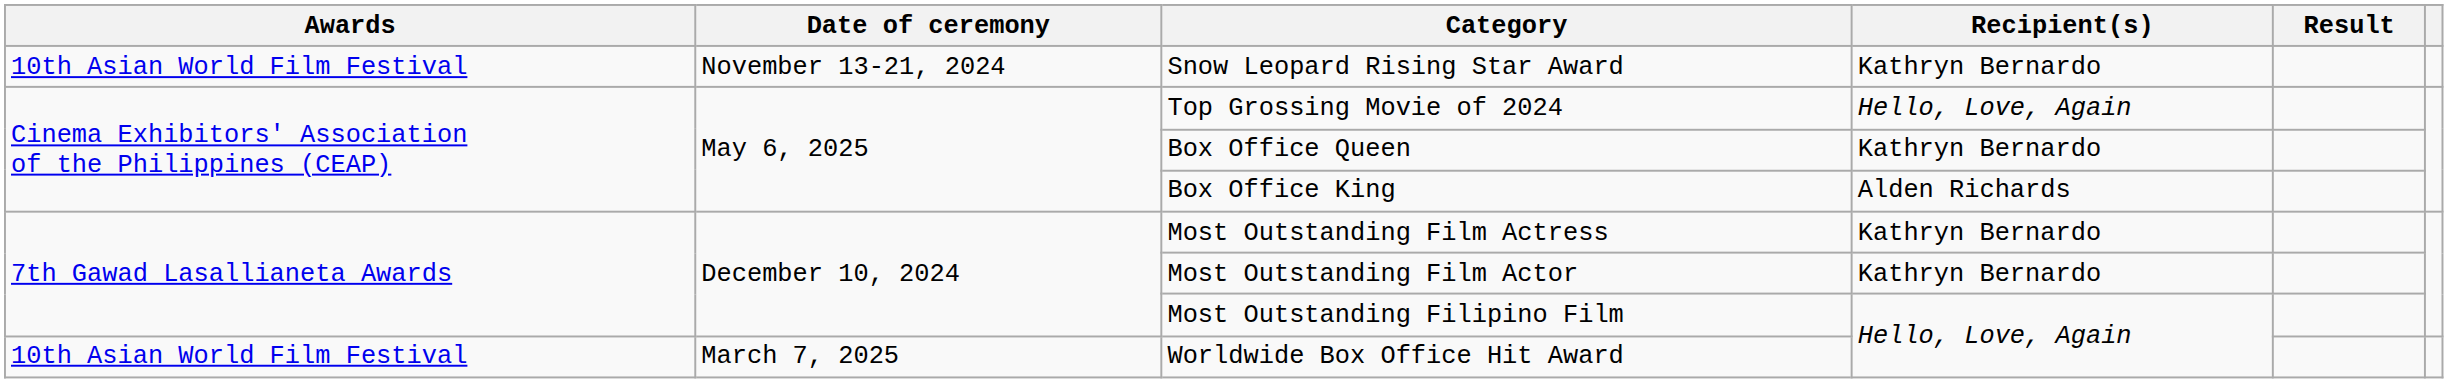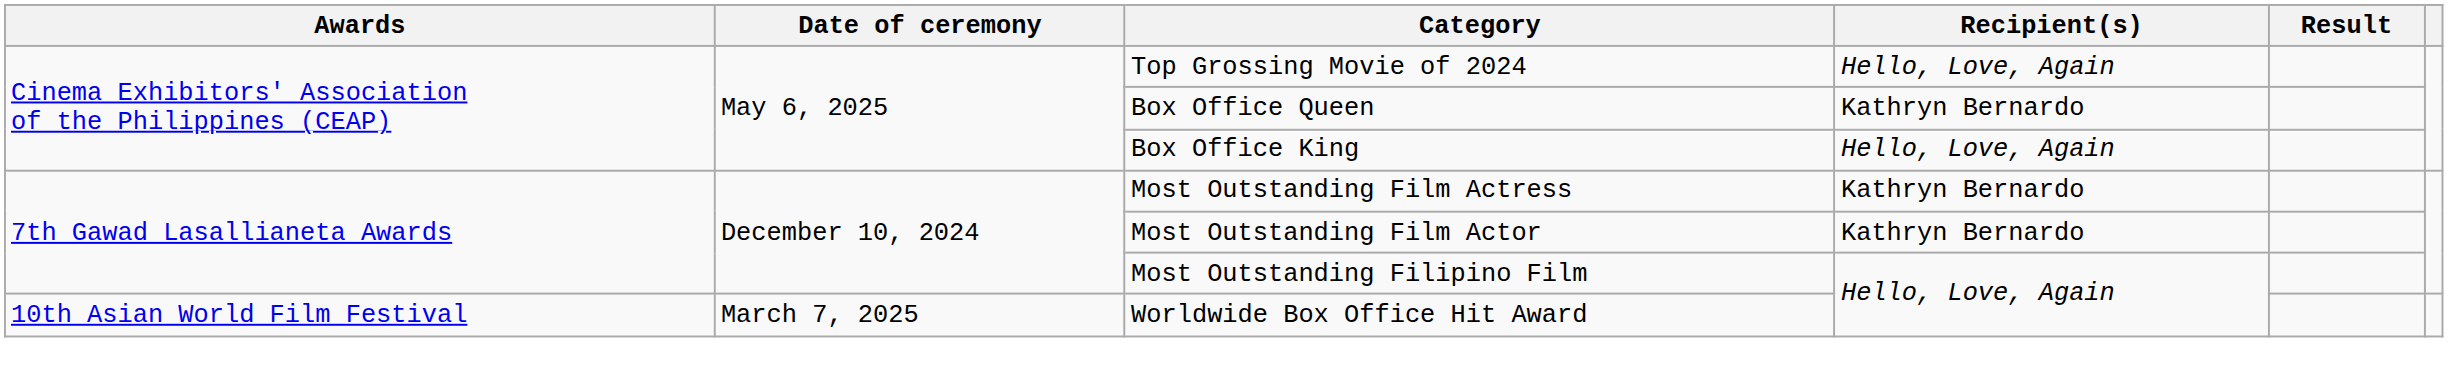- row: (1396, 67)
(1964, 191) Alden Richards -> (1978, 150) Hello, Love, Again
